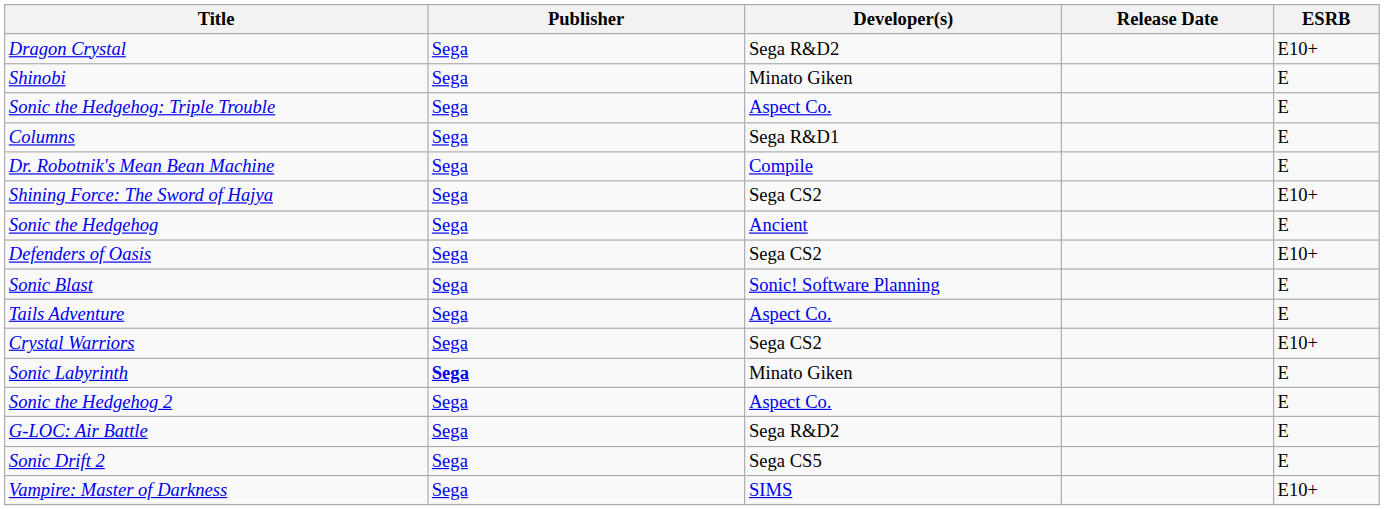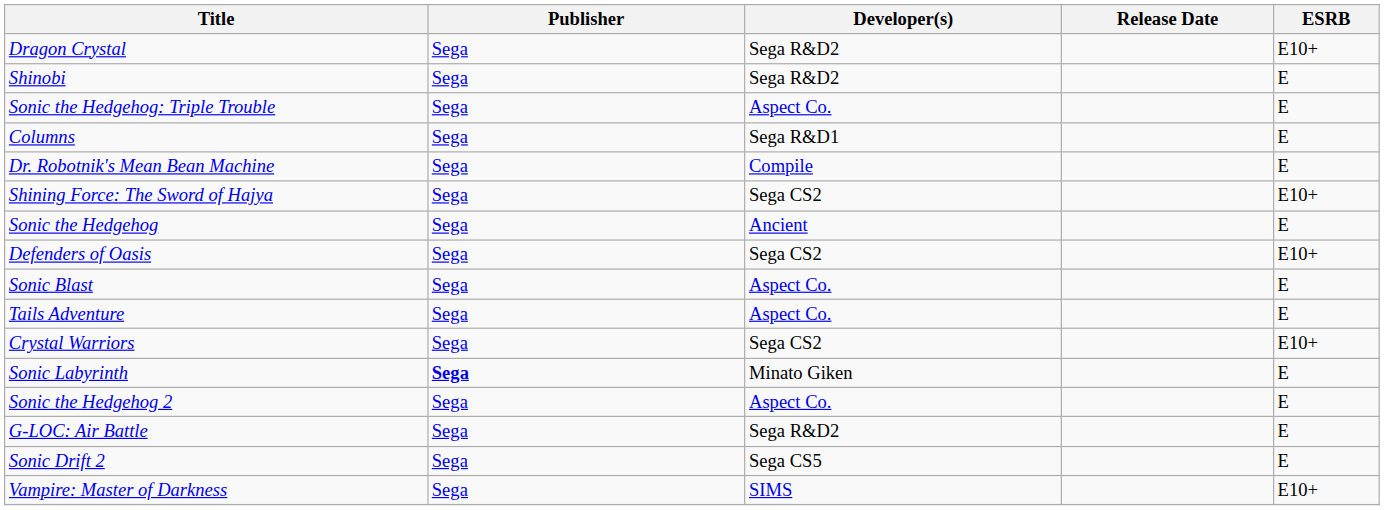(801, 78) Minato Giken -> (794, 78) Sega R&D2
(844, 284) Sonic! Software Planning -> (790, 284) Aspect Co.
